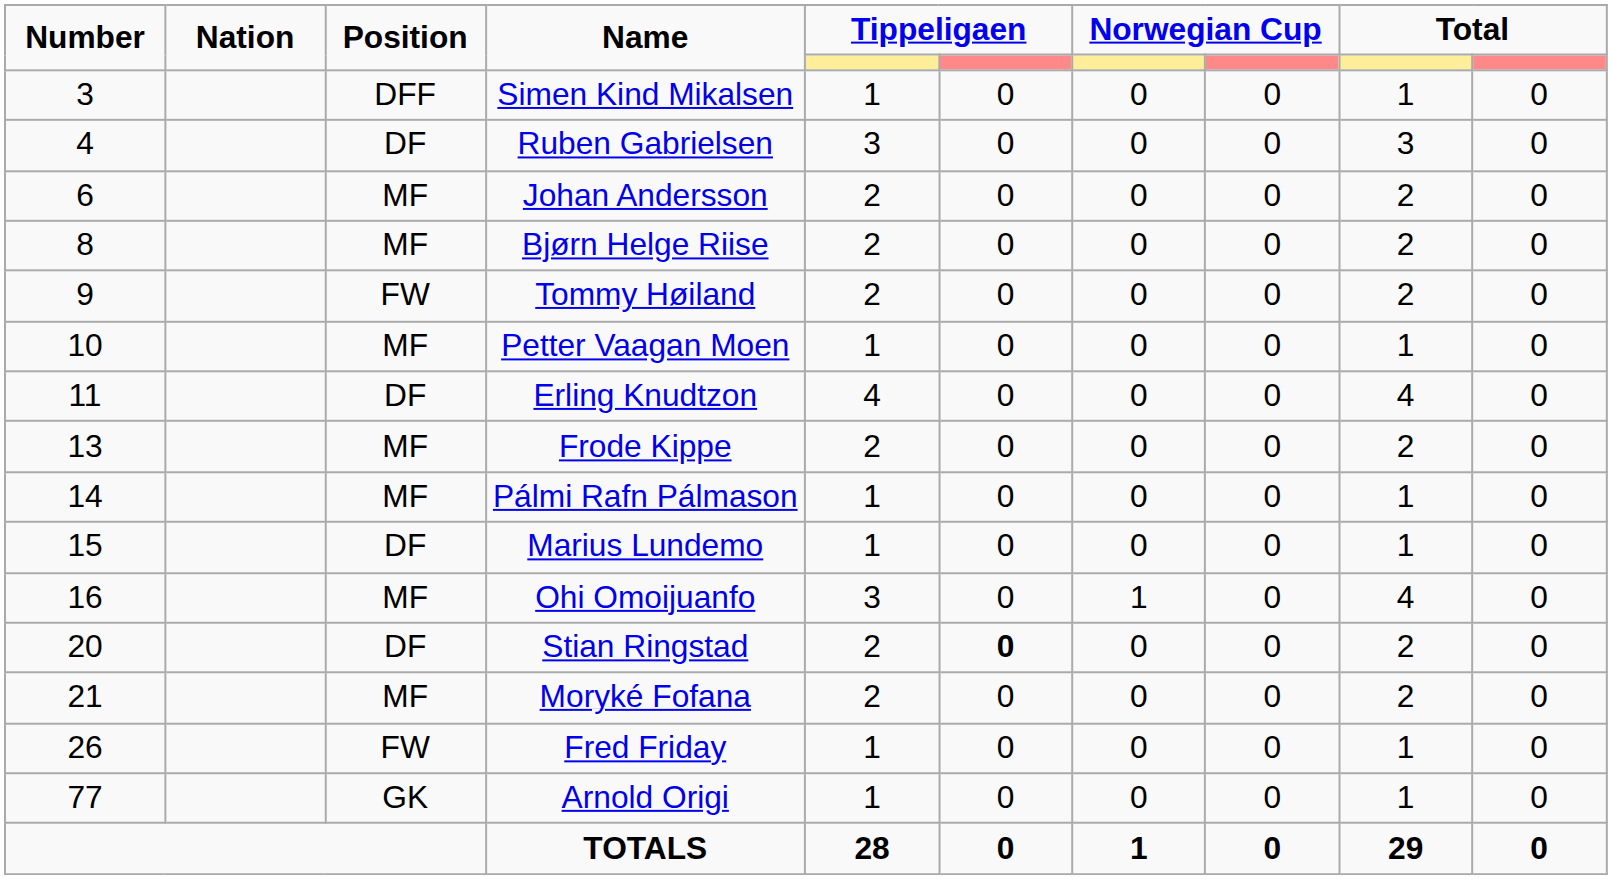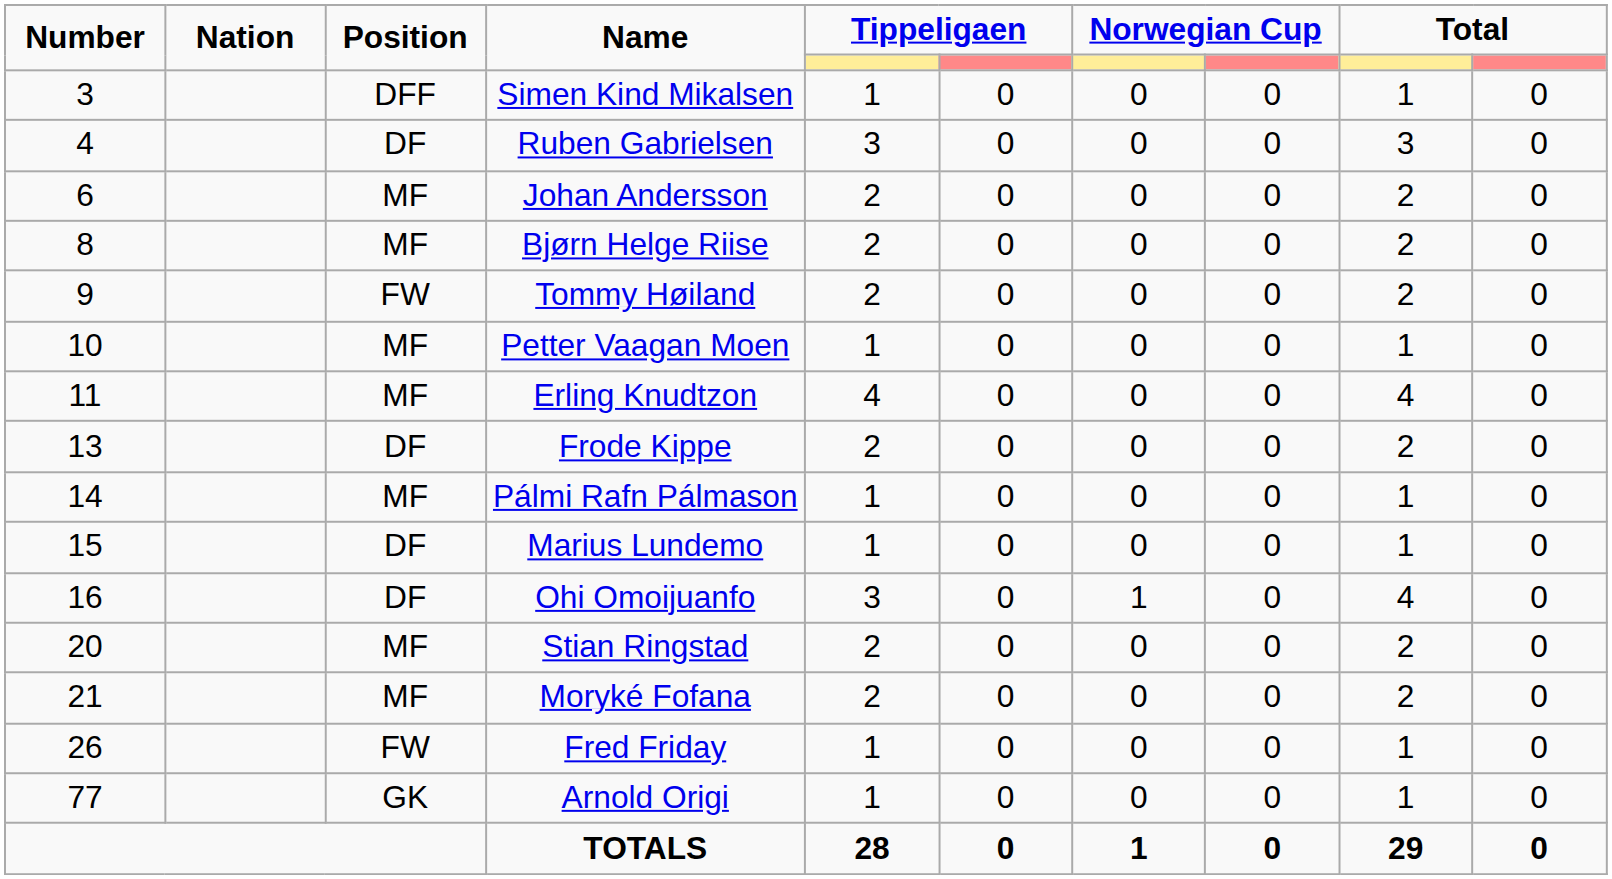(405, 395) DF -> (405, 395) MF
(405, 446) MF -> (405, 446) DF
(405, 596) MF -> (405, 596) DF
(405, 647) DF -> (405, 647) MF
(1005, 647) bold -> (1005, 647) normal
